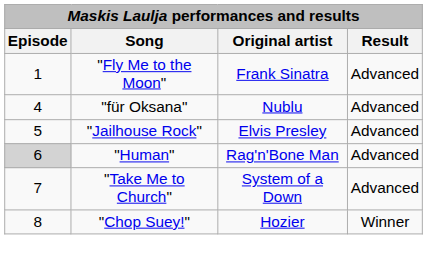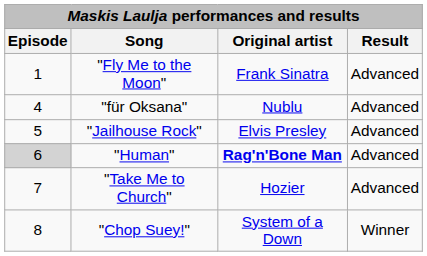(282, 155) normal -> (282, 155) bold
(282, 188) System of a Down -> (282, 188) Hozier
(282, 221) Hozier -> (282, 230) System of a Down
